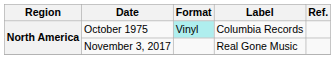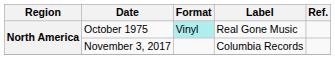(260, 29) Columbia Records -> (257, 29) Real Gone Music
(257, 46) Real Gone Music -> (260, 46) Columbia Records
